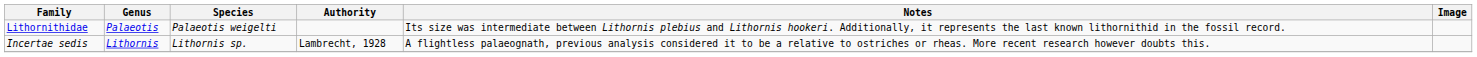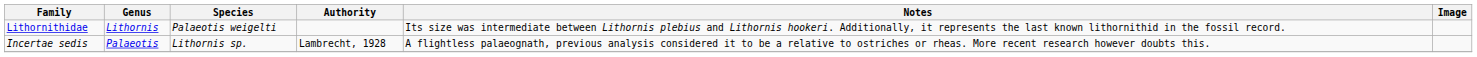(132, 28) Palaeotis -> (132, 28) Lithornis
(132, 44) Lithornis -> (132, 44) Palaeotis
